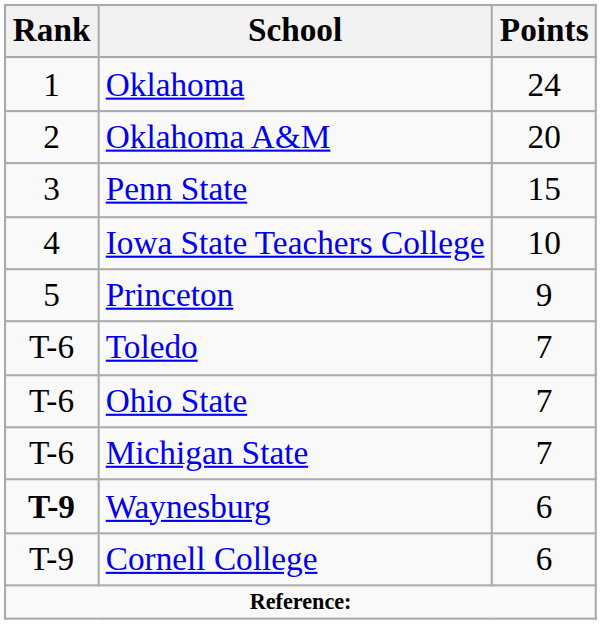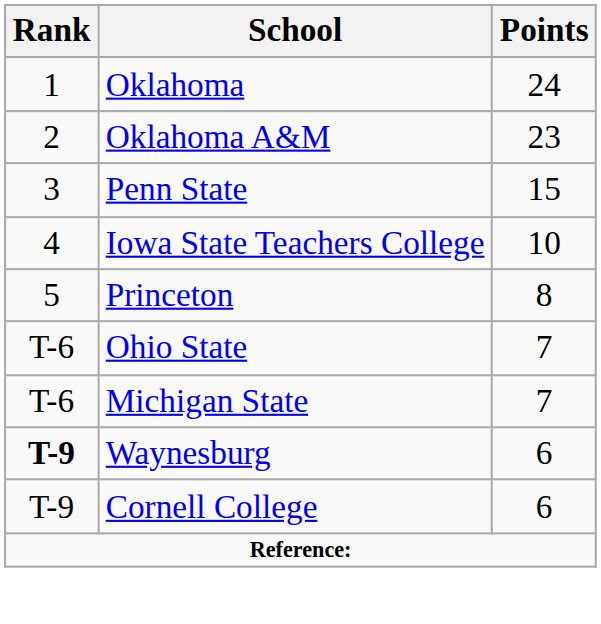(544, 136) 20 -> (544, 136) 23
(544, 294) 9 -> (544, 294) 8
- row: (152, 347)
